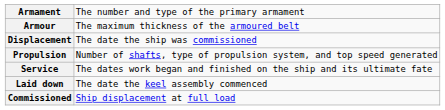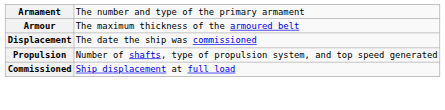- row: (40, 69)
- row: (40, 84)
